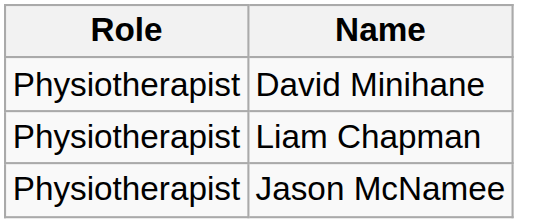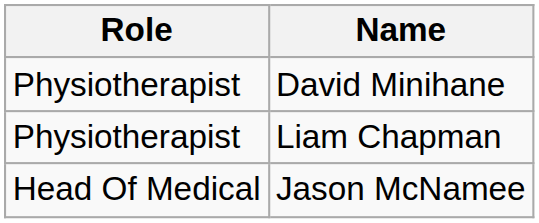(126, 189) Physiotherapist -> (137, 189) Head Of Medical
